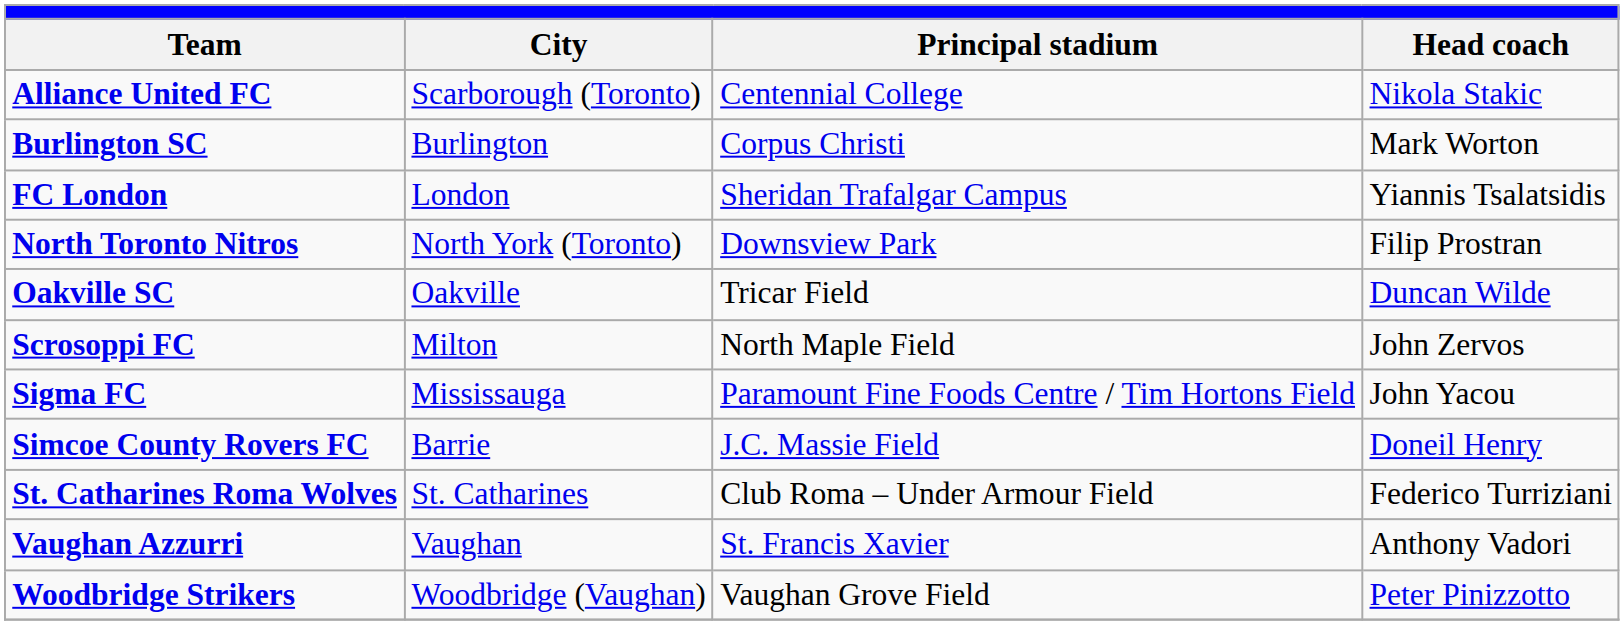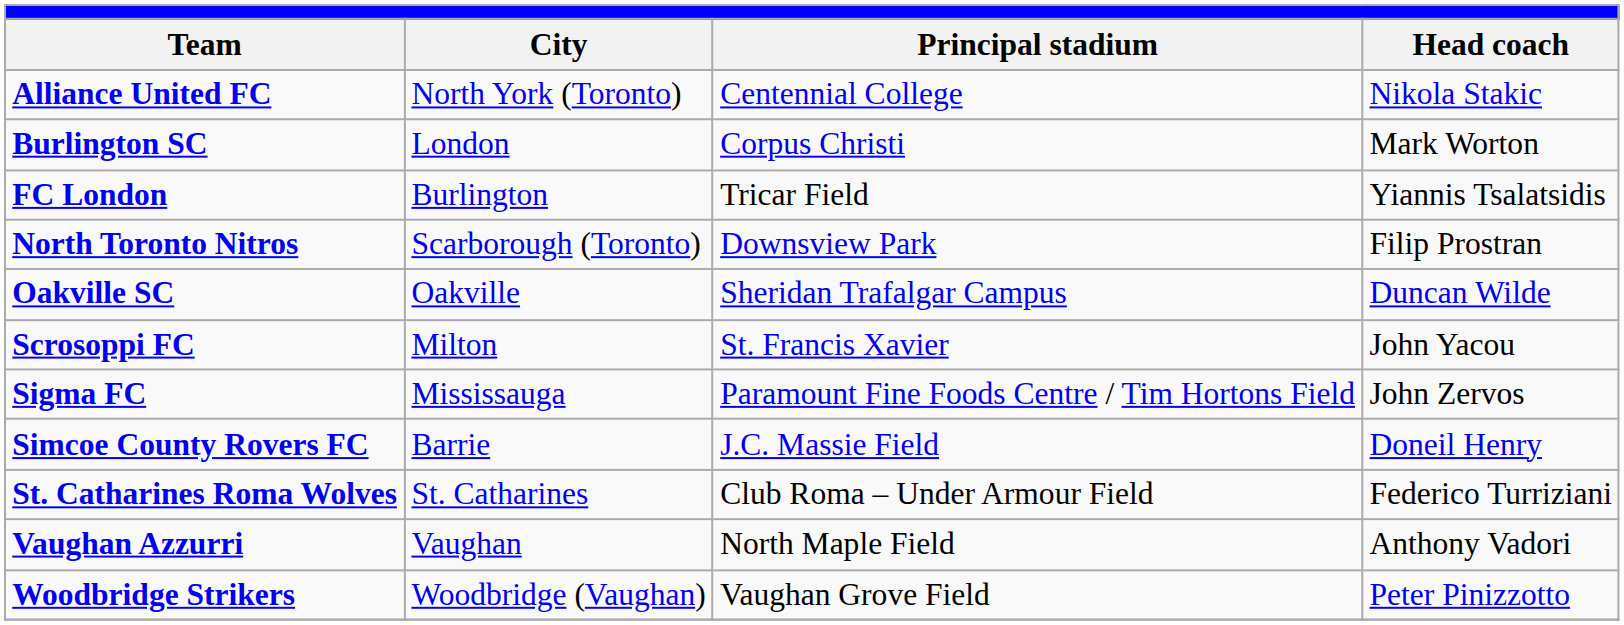(556, 94) Scarborough (Toronto) -> (547, 94) North York (Toronto)
(480, 144) Burlington -> (460, 144) London
(460, 193) London -> (480, 193) Burlington
(894, 193) Sheridan Trafalgar Campus -> (794, 193) Tricar Field
(547, 243) North York (Toronto) -> (556, 243) Scarborough (Toronto)
(794, 293) Tricar Field -> (894, 293) Sheridan Trafalgar Campus
(837, 343) North Maple Field -> (834, 343) St. Francis Xavier
(1447, 343) John Zervos -> (1442, 343) John Yacou
(1442, 393) John Yacou -> (1447, 393) John Zervos
(834, 543) St. Francis Xavier -> (837, 543) North Maple Field
